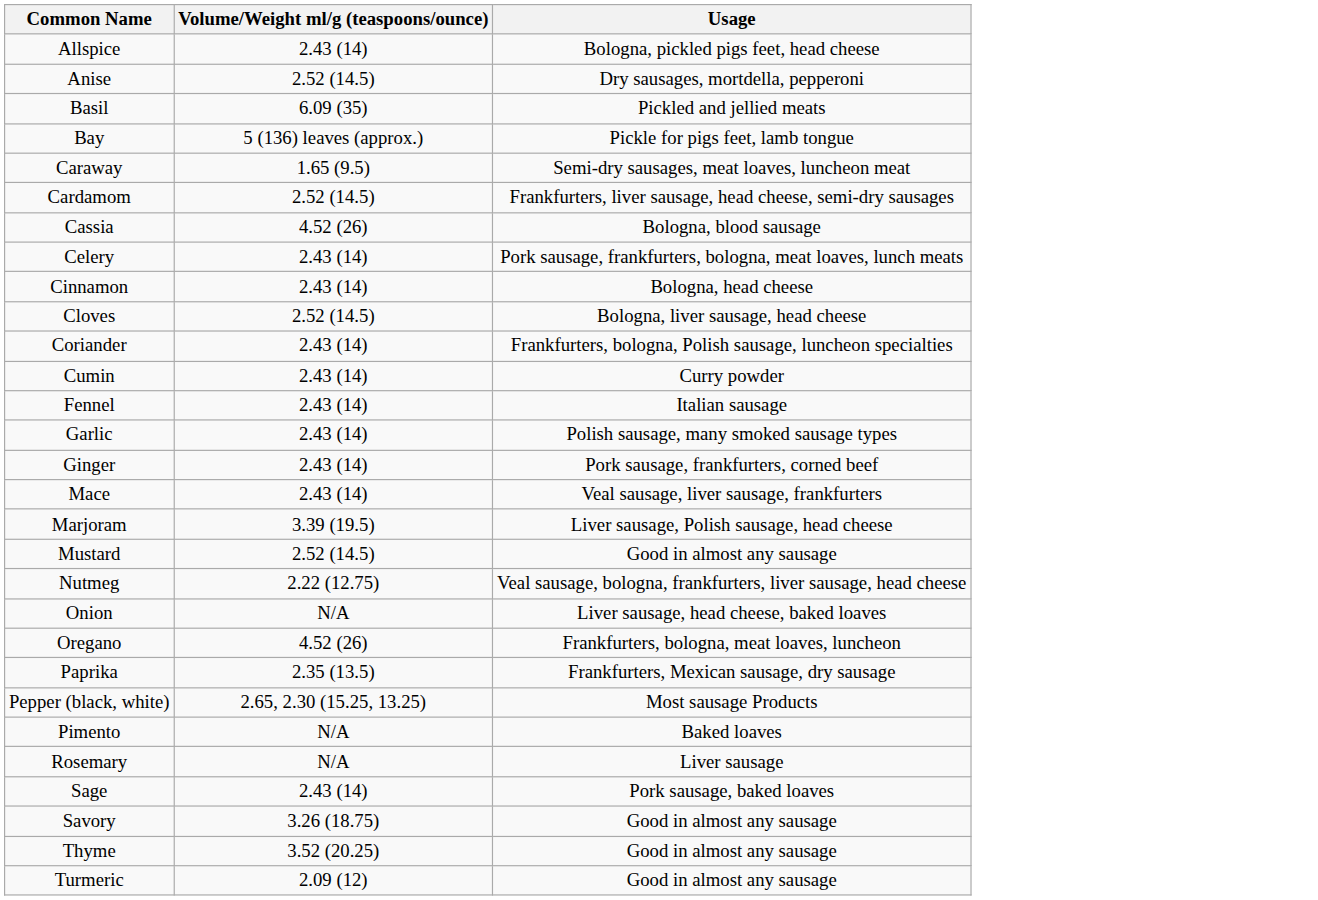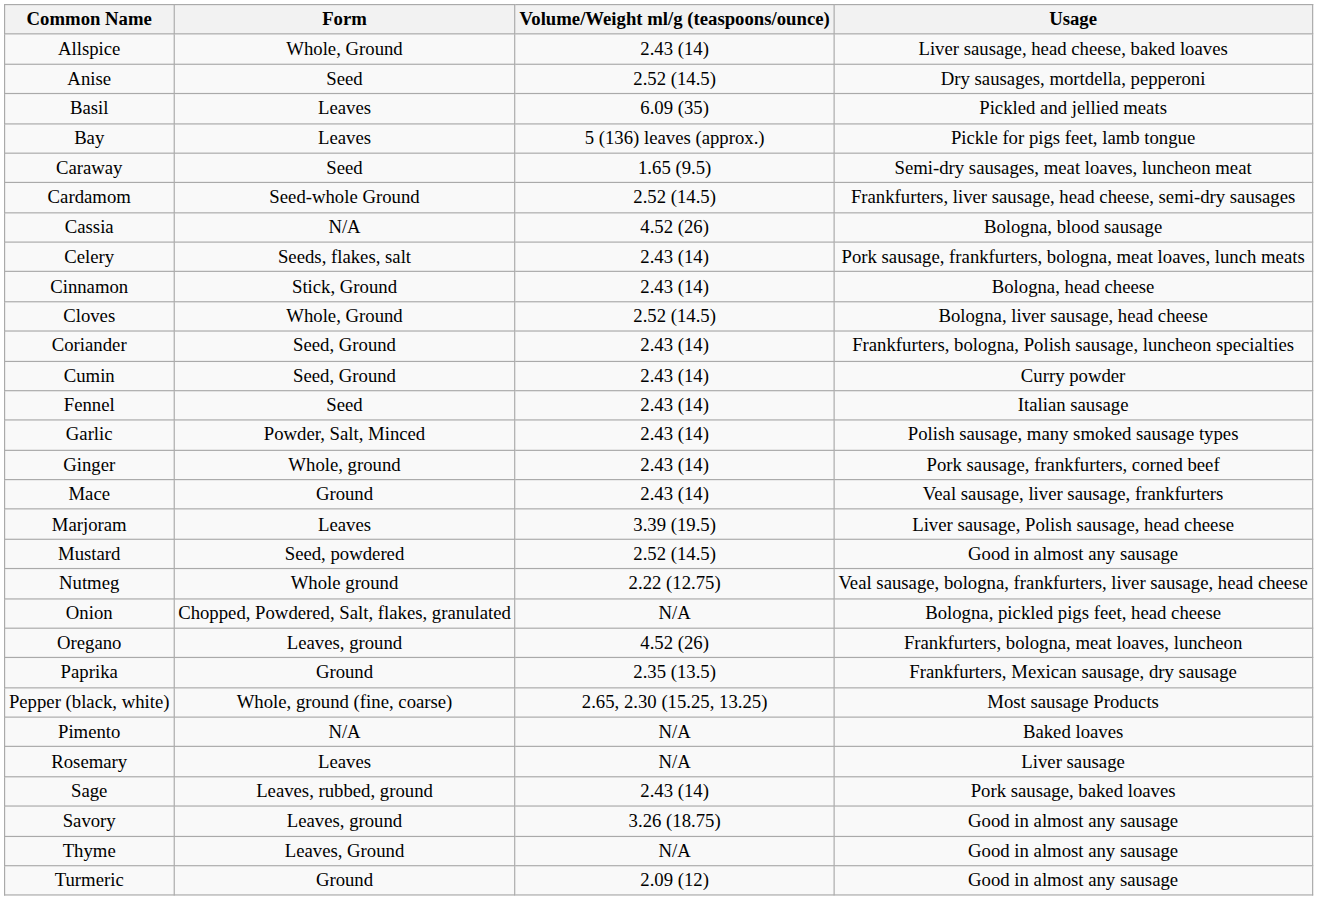+ column: (344, 19)
(732, 49) Bologna, pickled pigs feet, head cheese -> (1073, 49) Liver sausage, head cheese, baked loaves
(732, 613) Liver sausage, head cheese, baked loaves -> (1073, 613) Bologna, pickled pigs feet, head cheese
(333, 850) 3.52 (20.25) -> (675, 850) N/A
